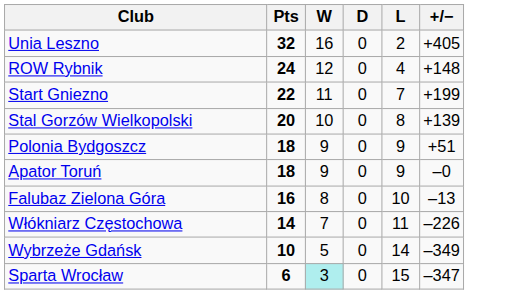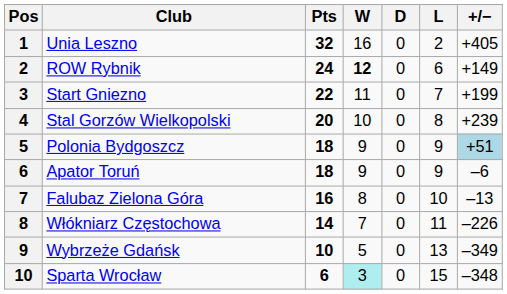+ column: (24, 17)
(324, 69) normal -> (362, 69) bold
(400, 69) 4 -> (439, 69) 6
(442, 69) +148 -> (480, 69) +149
(442, 120) +139 -> (480, 120) +239
(442, 146) no background -> (480, 146) lightblue background
(442, 172) –0 -> (480, 172) –6
(400, 250) 14 -> (439, 250) 13
(442, 276) –347 -> (480, 276) –348
